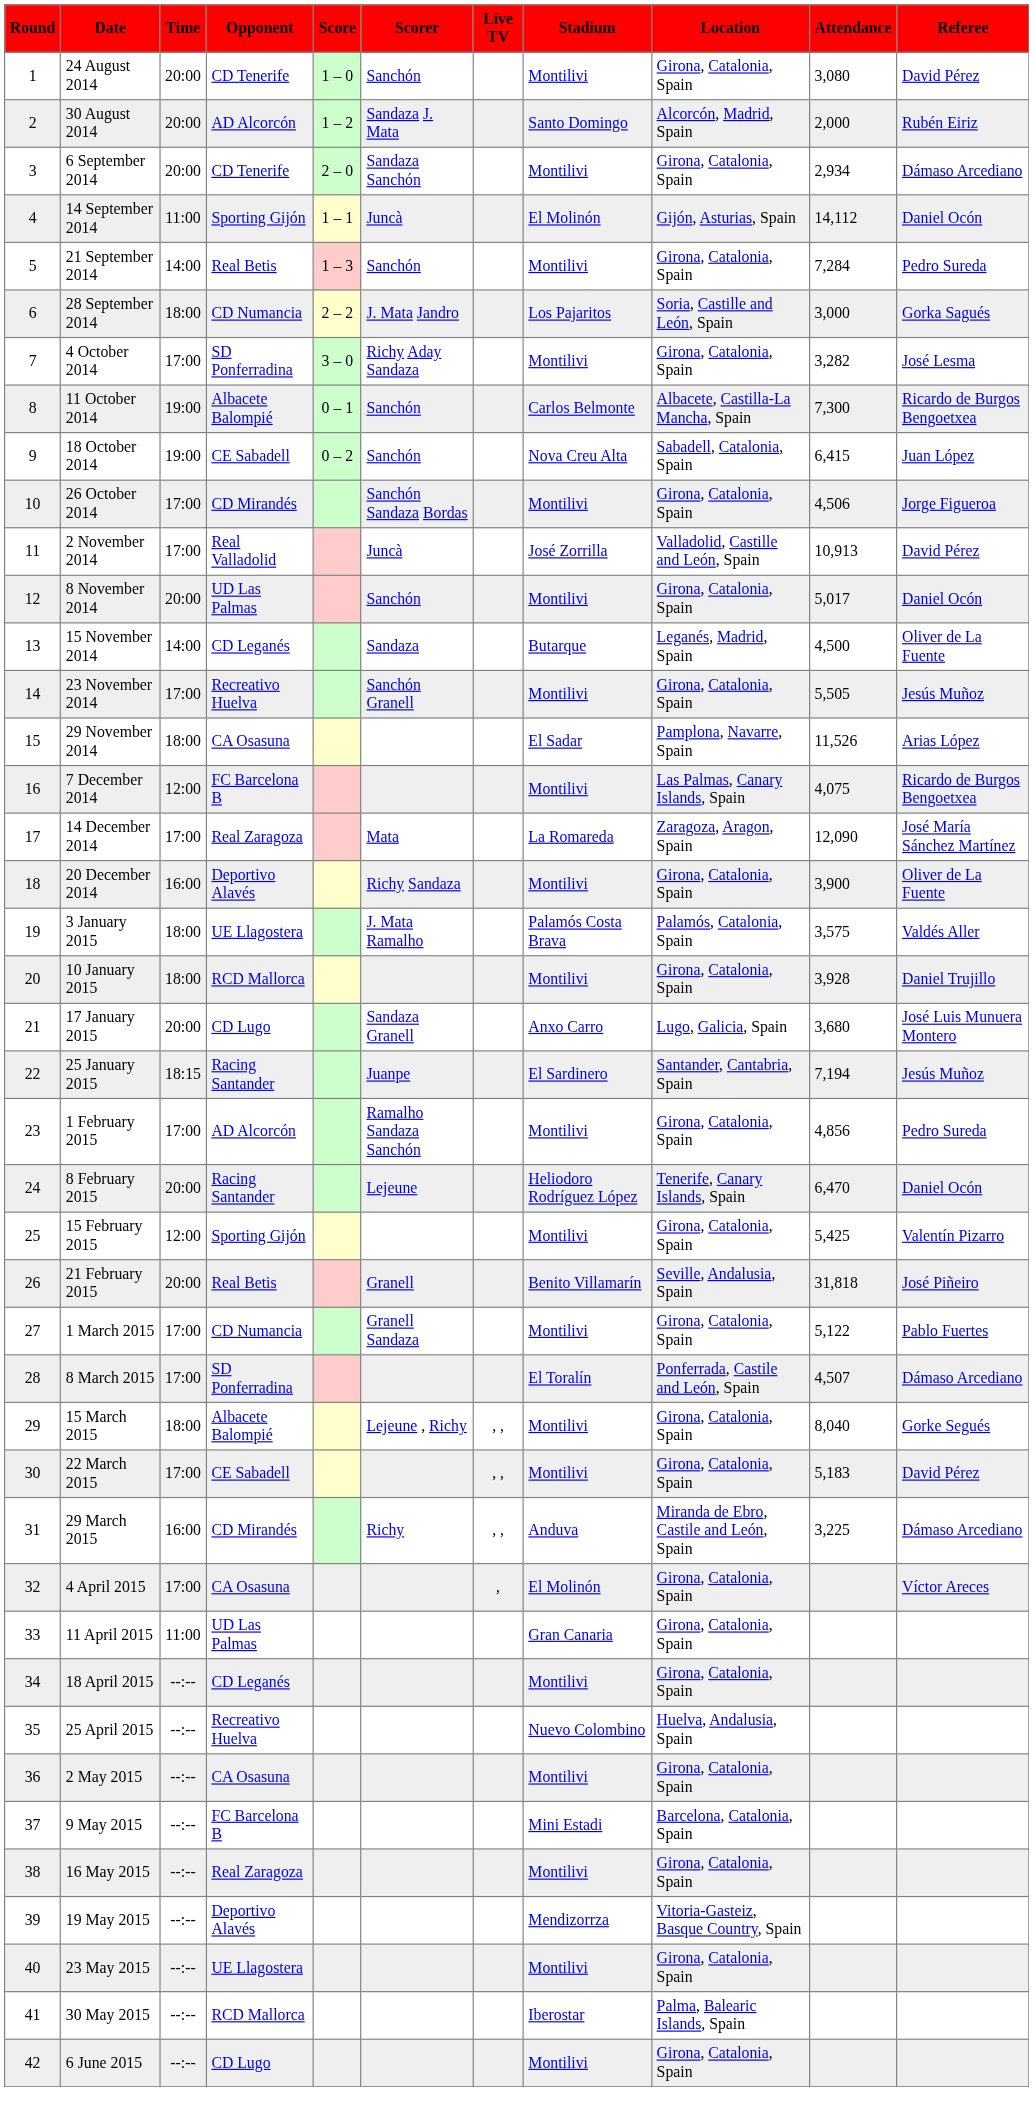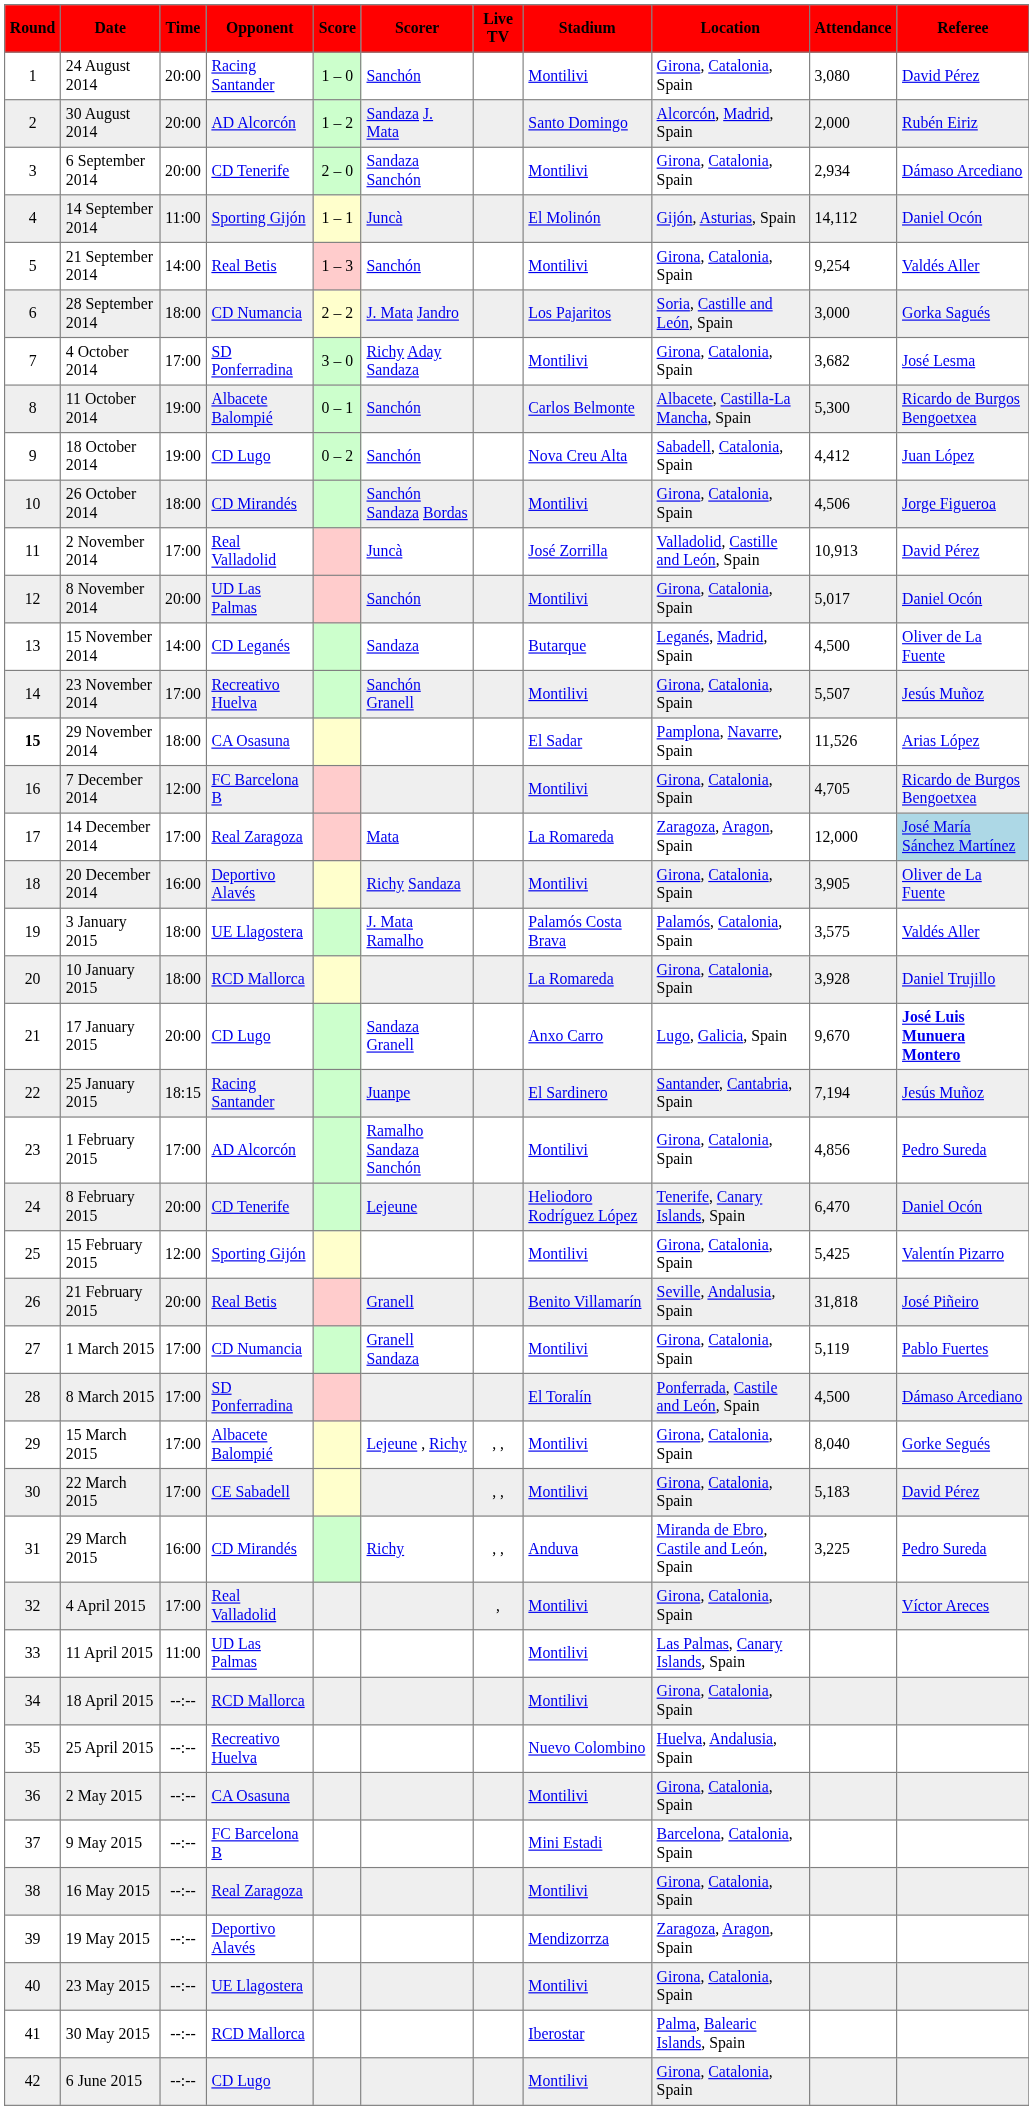(250, 75) CD Tenerife -> (243, 75) Racing Santander
(832, 266) 7,284 -> (832, 266) 9,254
(944, 266) Pedro Sureda -> (941, 266) Valdés Aller
(832, 361) 3,282 -> (832, 361) 3,682
(832, 408) 7,300 -> (832, 408) 5,300
(251, 456) CE Sabadell -> (241, 456) CD Lugo
(832, 456) 6,415 -> (832, 456) 4,412
(183, 503) 17:00 -> (183, 503) 18:00
(832, 694) 5,505 -> (832, 694) 5,507
(33, 741) normal -> (33, 741) bold
(719, 789) Las Palmas, Canary Islands, Spain -> (715, 789) Girona, Catalonia, Spain
(832, 789) 4,075 -> (832, 789) 4,705
(836, 836) 12,090 -> (836, 836) 12,000
(959, 836) no background -> (959, 836) lightblue background
(832, 884) 3,900 -> (832, 884) 3,905
(558, 979) Montilivi -> (571, 979) La Romareda
(832, 1027) 3,680 -> (832, 1036) 9,670
(962, 1027) normal -> (934, 1036) bold
(243, 1188) Racing Santander -> (250, 1206) CD Tenerife
(832, 1330) 5,122 -> (832, 1349) 5,119
(832, 1378) 4,507 -> (832, 1397) 4,500
(183, 1426) 18:00 -> (183, 1444) 17:00
(962, 1530) Dámaso Arcediano -> (944, 1549) Pedro Sureda
(251, 1587) CA Osasuna -> (244, 1605) Real Valladolid
(564, 1587) El Molinón -> (558, 1605) Montilivi
(571, 1634) Gran Canaria -> (558, 1653) Montilivi
(715, 1634) Girona, Catalonia, Spain -> (719, 1653) Las Palmas, Canary Islands, Spain
(251, 1682) CD Leganés -> (258, 1700) RCD Mallorca
(729, 1920) Vitoria-Gasteiz, Basque Country, Spain -> (715, 1938) Zaragoza, Aragon, Spain
